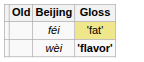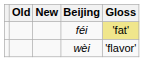+ column: (47, 13)
(95, 48) bold -> (121, 48) normal
